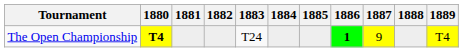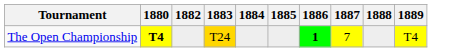- column: (188, 15)
(252, 36) no background -> (220, 36) gold background
(379, 36) 9 -> (347, 36) 7
